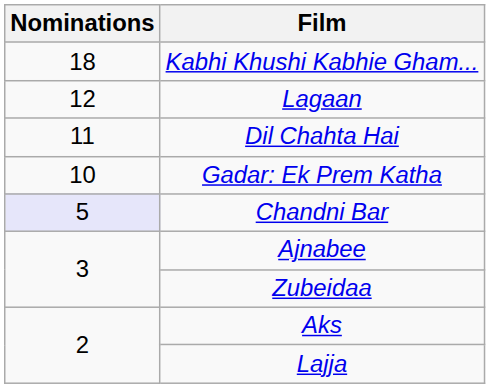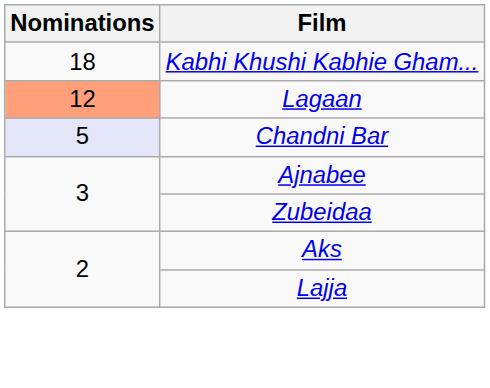(82, 99) no background -> (82, 99) lightsalmon background
- row: (322, 136)
- row: (322, 174)
